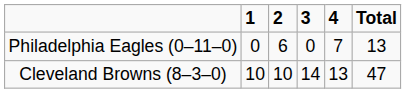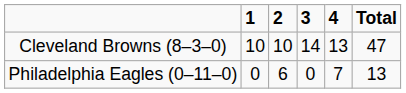rows swapped: (123, 46) <-> (123, 74)
